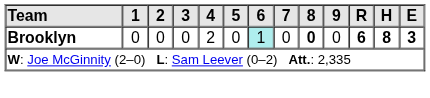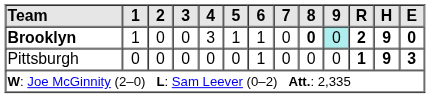(135, 37) 0 -> (135, 37) 1
(211, 37) 2 -> (211, 37) 3
(236, 37) 0 -> (236, 37) 1
(261, 37) paleturquoise background -> (261, 37) no background
(336, 37) no background -> (336, 37) paleturquoise background
(361, 37) 6 -> (361, 37) 2
(387, 37) 8 -> (387, 37) 9
(412, 37) 3 -> (412, 37) 0
+ row: (43, 59)
